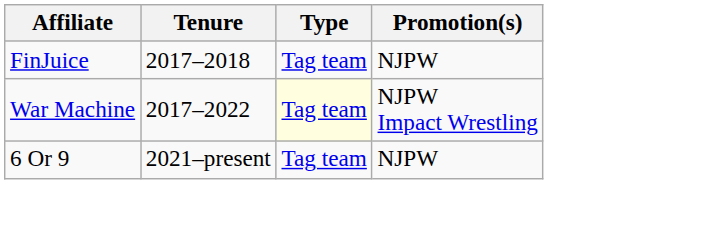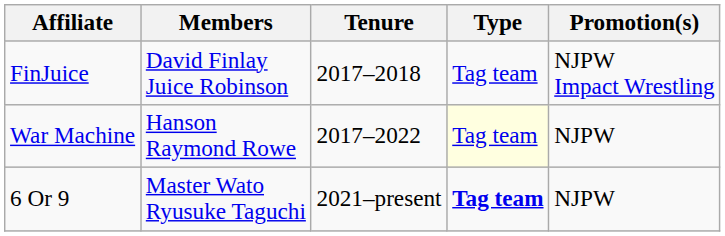+ column: (226, 22)
(408, 59) NJPW -> (634, 72) NJPW Impact Wrestling
(458, 109) NJPW Impact Wrestling -> (585, 135) NJPW
(324, 159) normal -> (498, 198) bold
